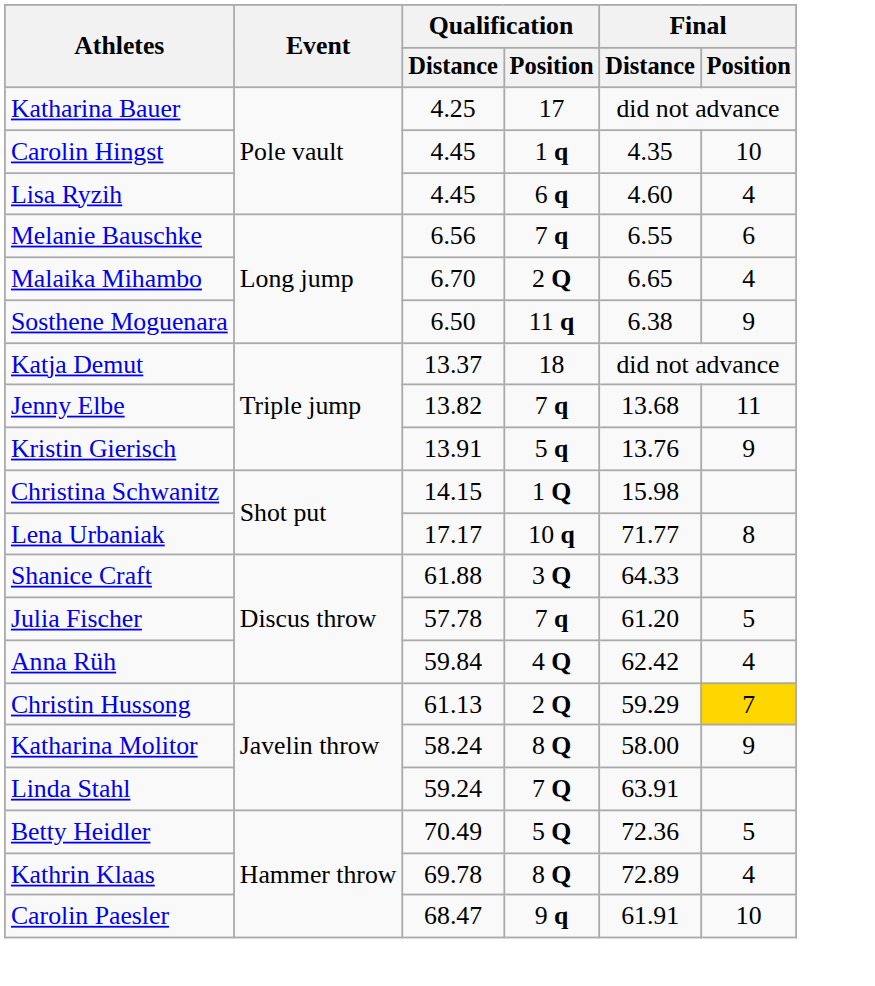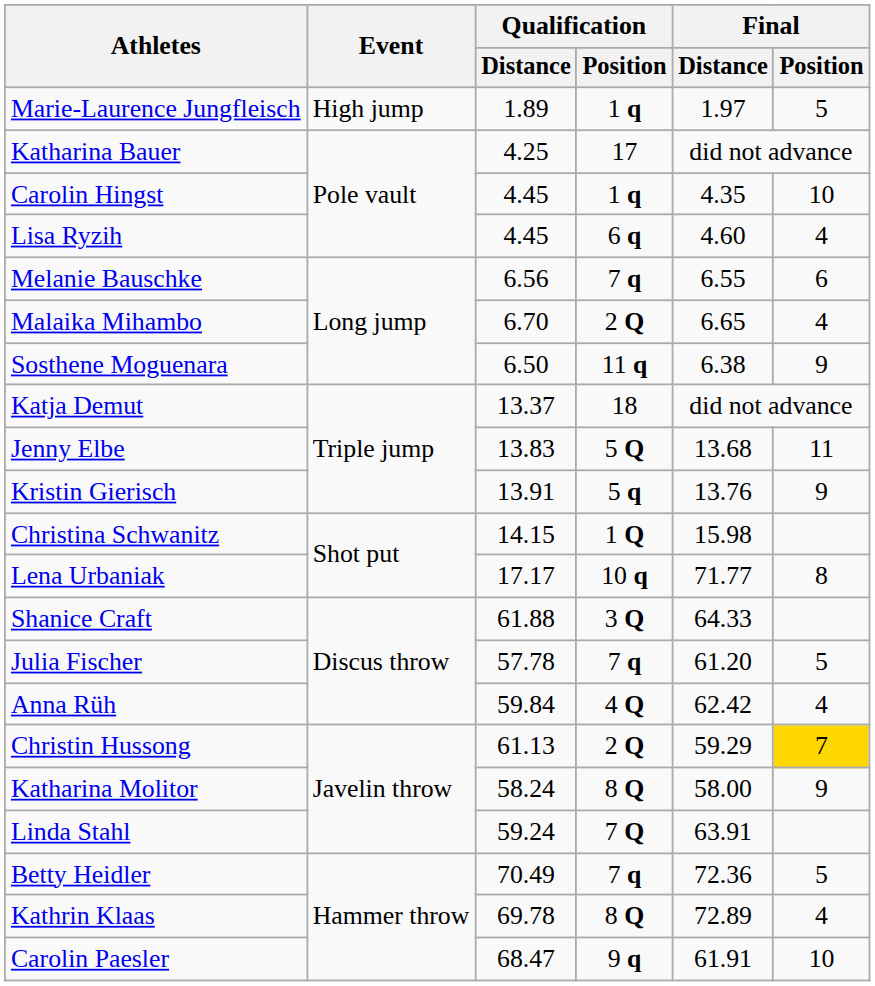+ row: (156, 108)
(453, 406) 13.82 -> (526, 448) 13.83
(552, 406) 7 q -> (625, 448) 5 Q
(552, 831) 5 Q -> (625, 874) 7 q
